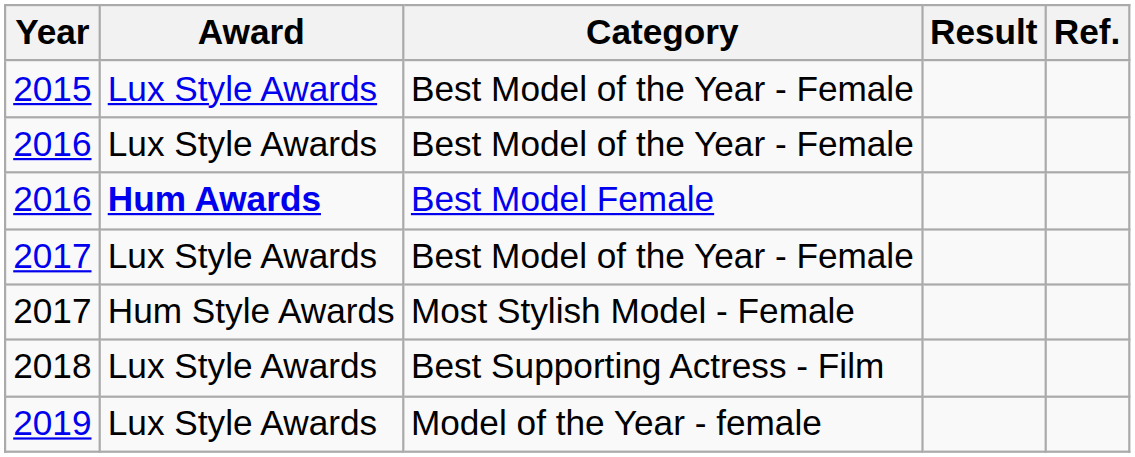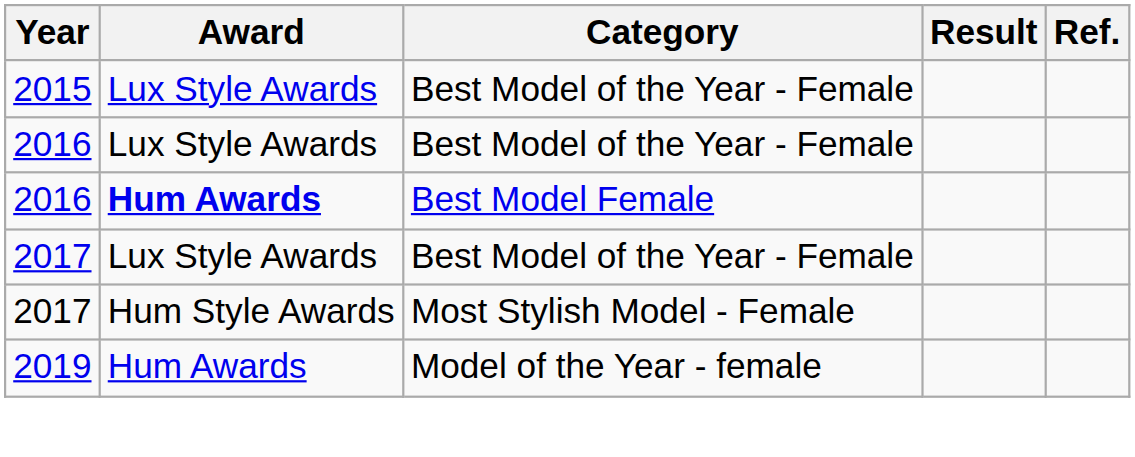- row: (52, 367)
(242, 423) Lux Style Awards -> (207, 367) Hum Awards
